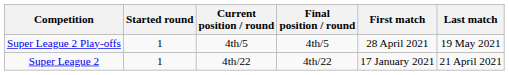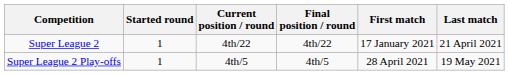rows swapped: (64, 61) <-> (64, 43)
